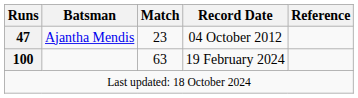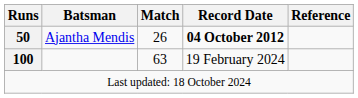(23, 37) 47 -> (23, 37) 50
(160, 37) 23 -> (160, 37) 26
(235, 37) normal -> (235, 37) bold
